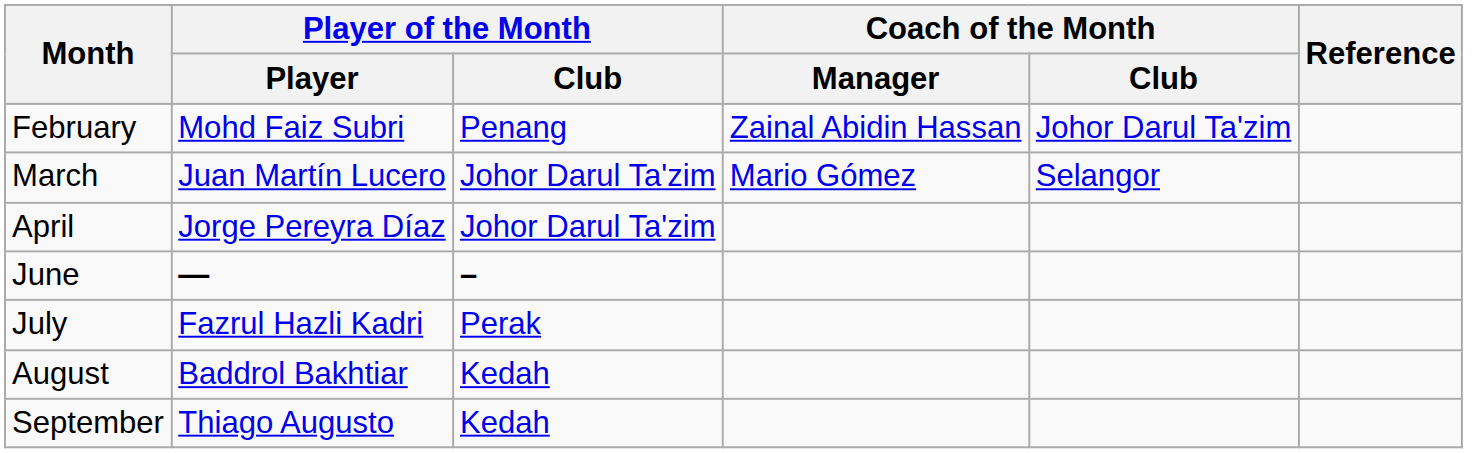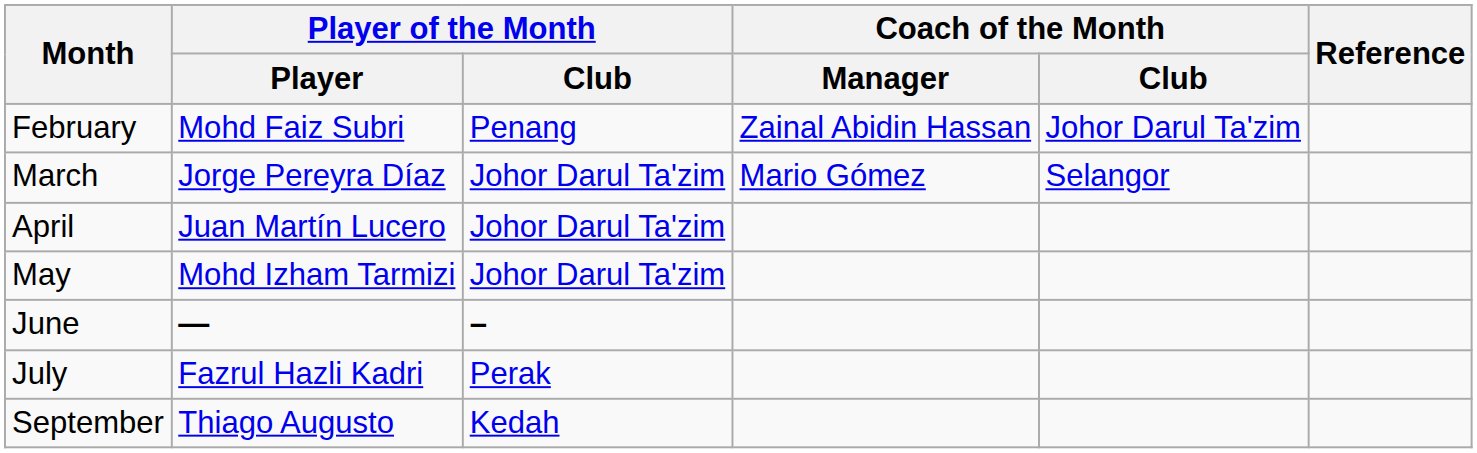(312, 176) Juan Martín Lucero -> (312, 176) Jorge Pereyra Díaz
(312, 226) Jorge Pereyra Díaz -> (312, 226) Juan Martín Lucero
+ row: (41, 275)
- row: (60, 373)
